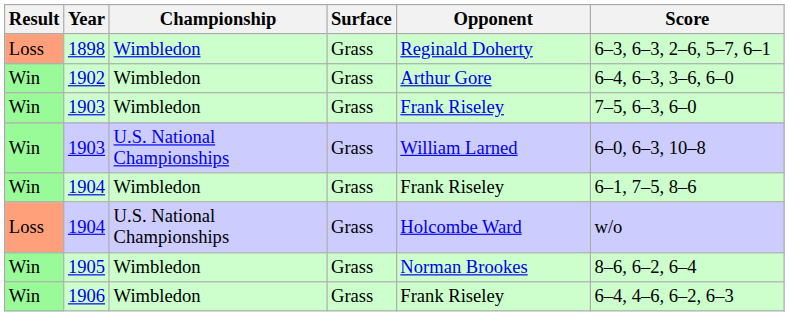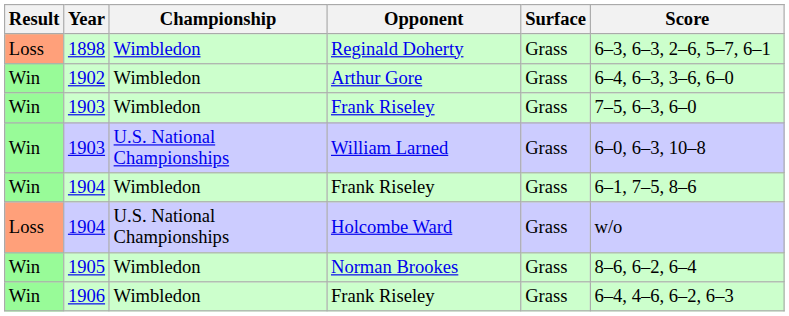columns swapped: (361, 19) <-> (493, 19)
